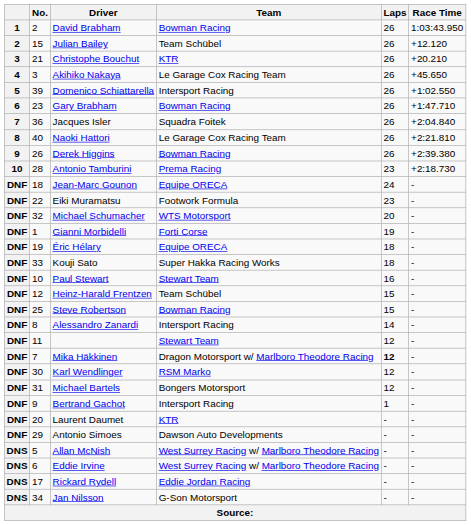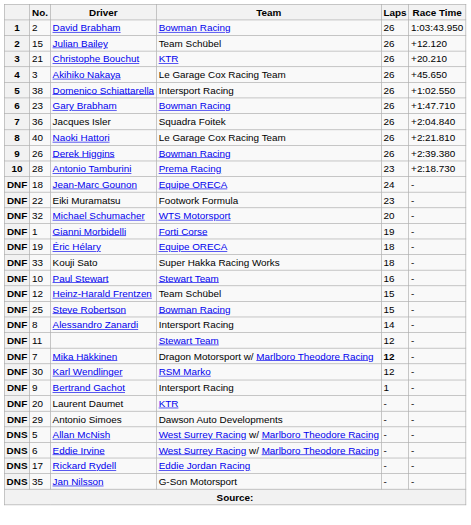(38, 91) 39 -> (38, 91) 38
- row: (86, 388)
(38, 497) 34 -> (38, 482) 35
